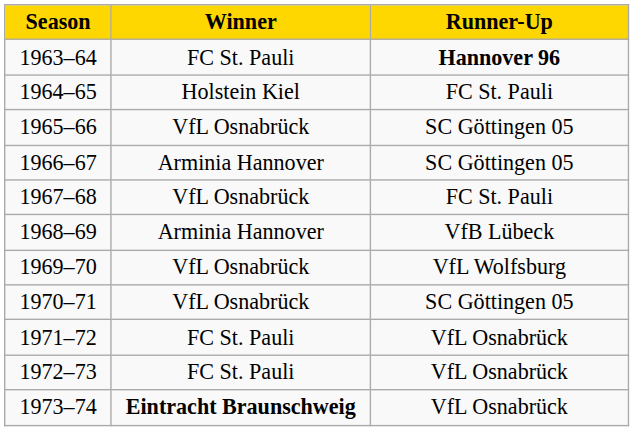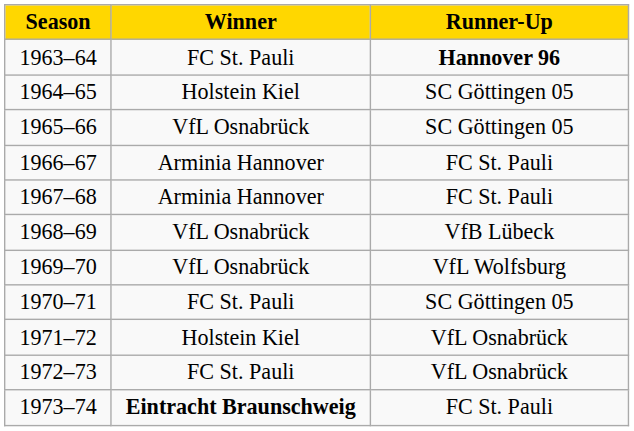(499, 92) FC St. Pauli -> (499, 92) SC Göttingen 05
(499, 162) SC Göttingen 05 -> (499, 162) FC St. Pauli
(241, 197) VfL Osnabrück -> (241, 197) Arminia Hannover
(241, 232) Arminia Hannover -> (241, 232) VfL Osnabrück
(241, 302) VfL Osnabrück -> (241, 302) FC St. Pauli
(241, 337) FC St. Pauli -> (241, 337) Holstein Kiel
(499, 407) VfL Osnabrück -> (499, 407) FC St. Pauli
